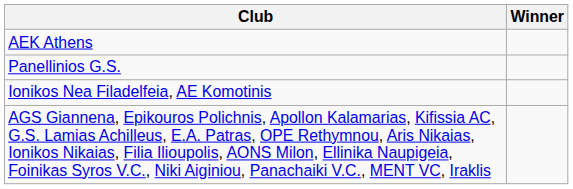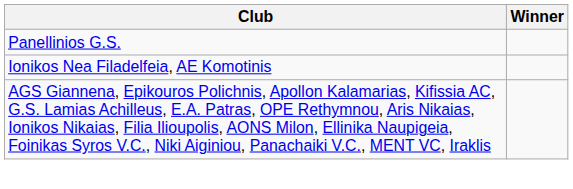- row: (50, 42)
